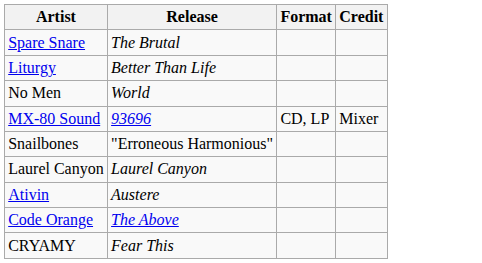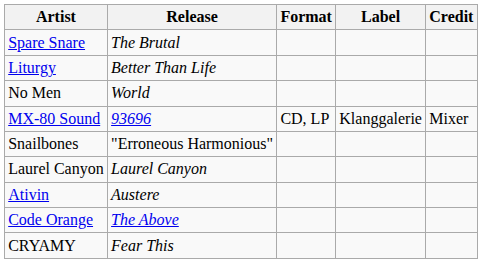+ column: (381, 17)
